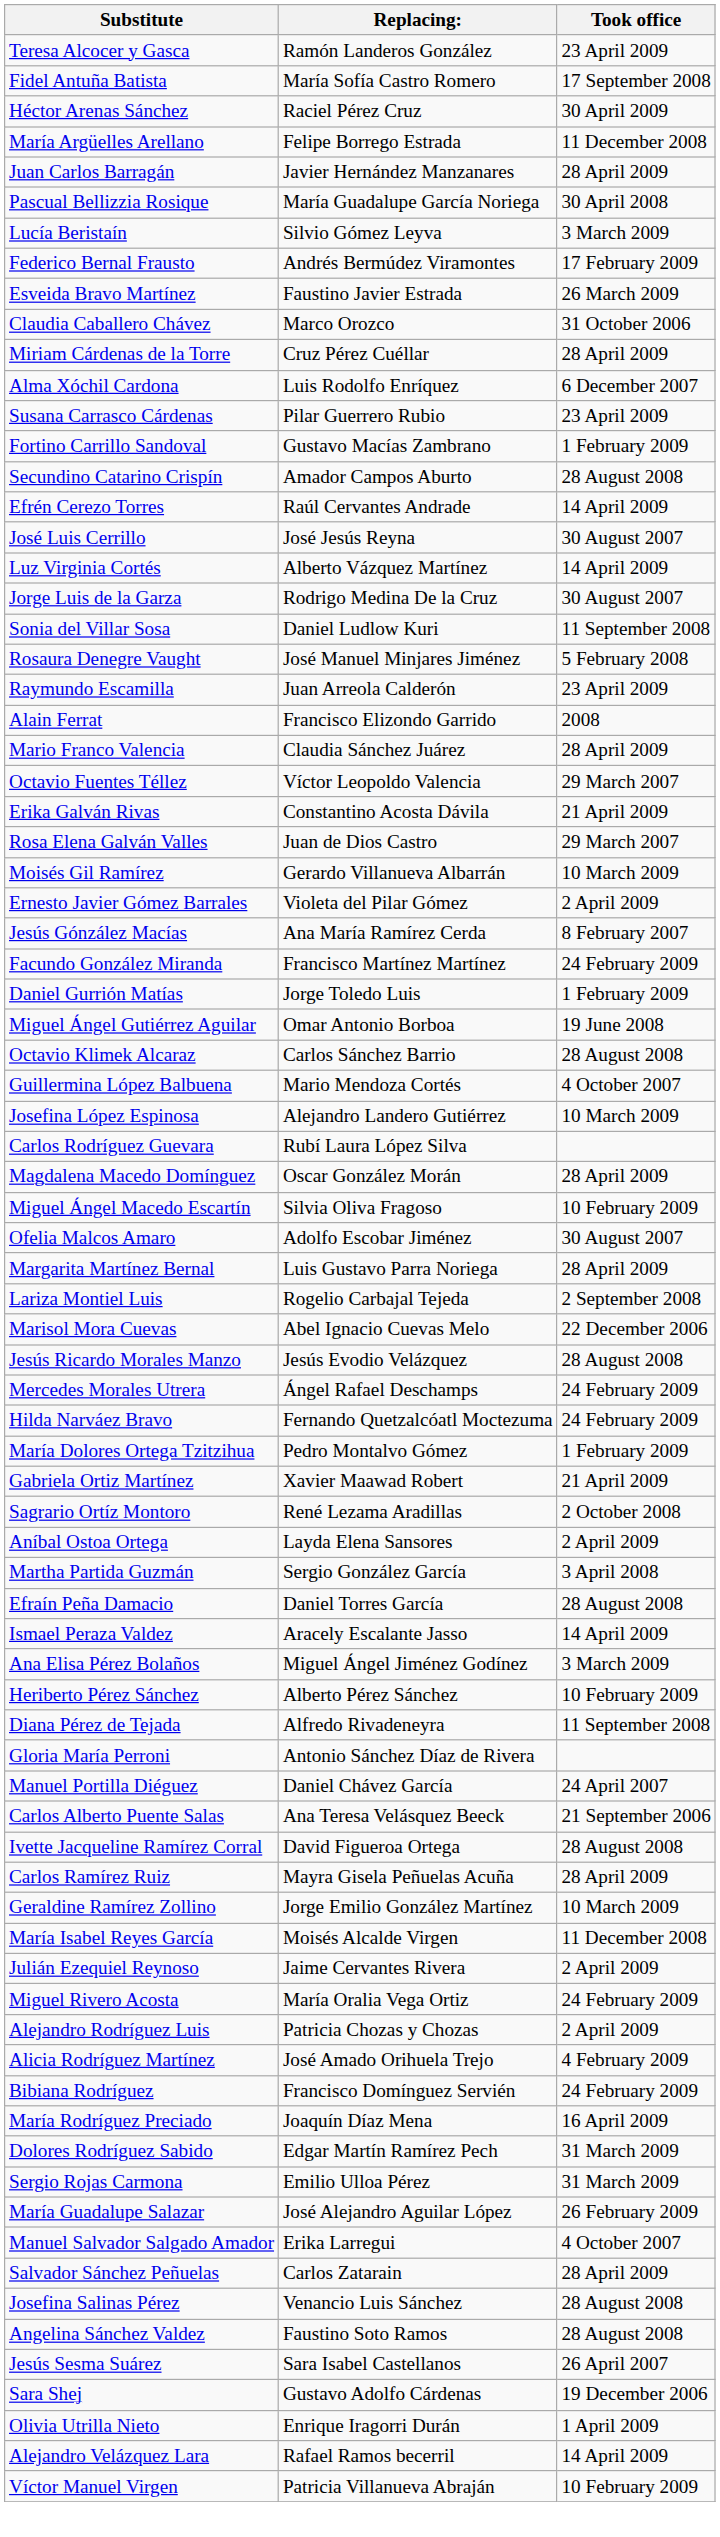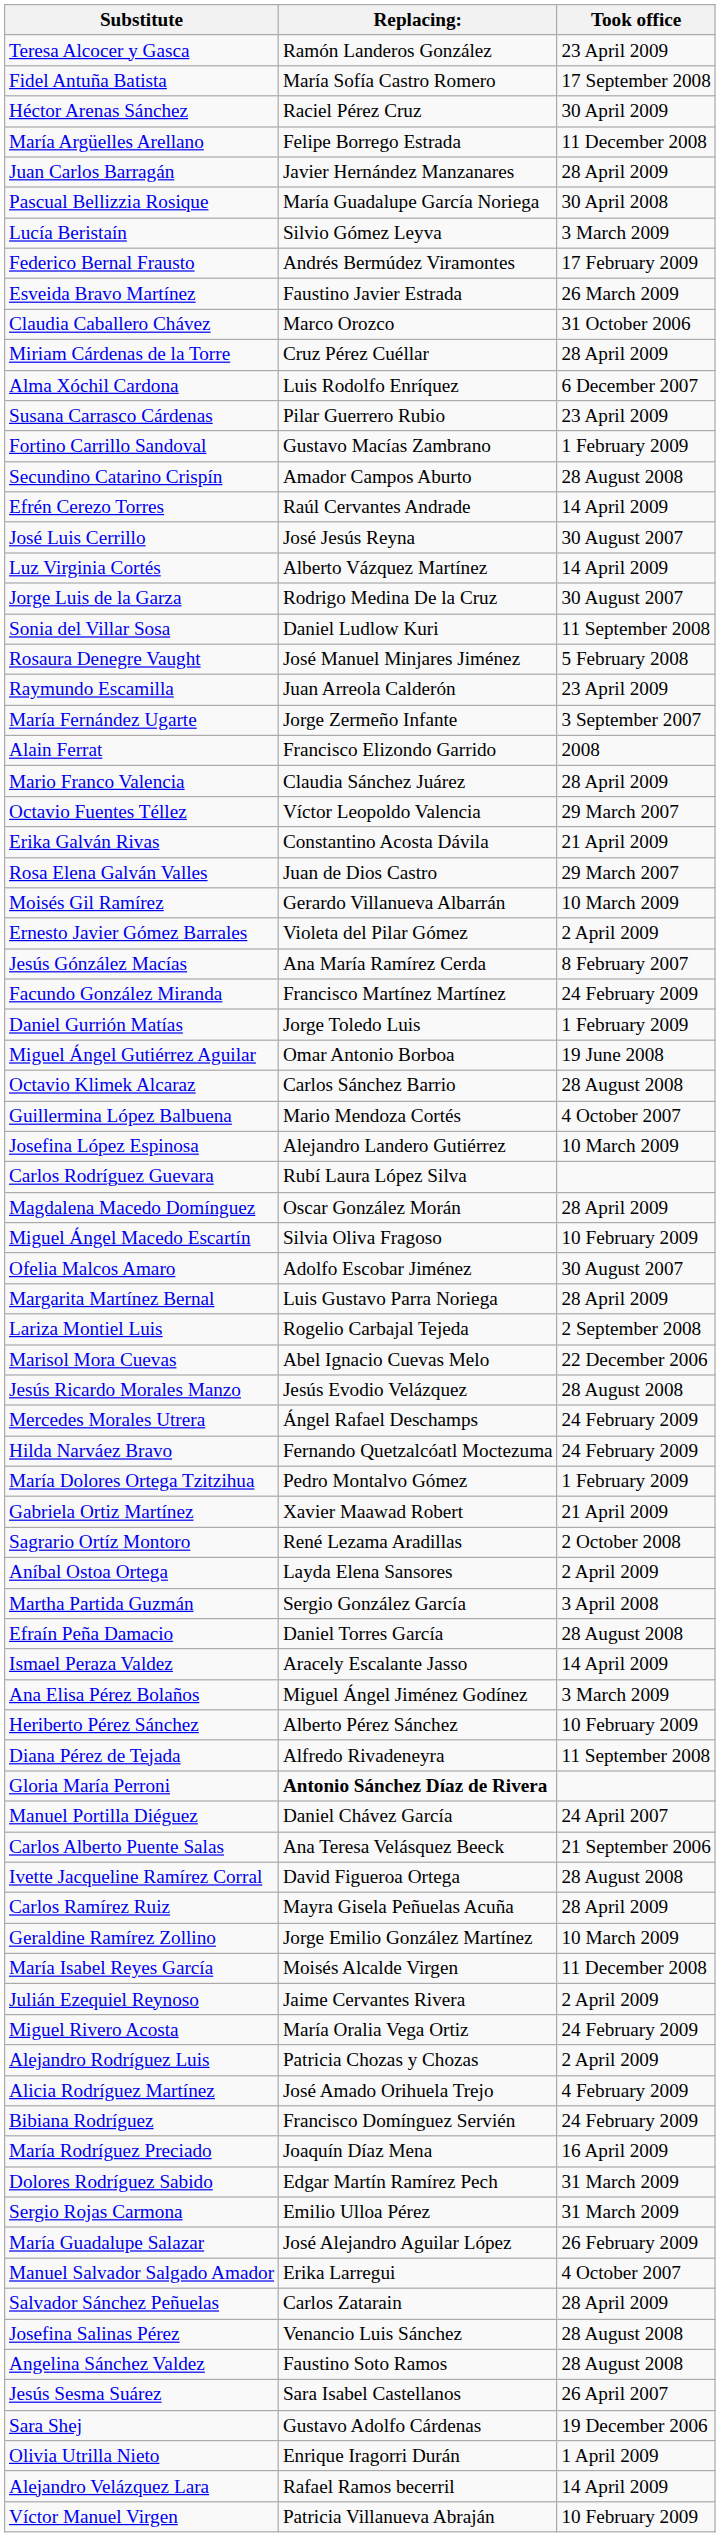+ row: (103, 720)
(409, 1755) normal -> (415, 1785) bold
